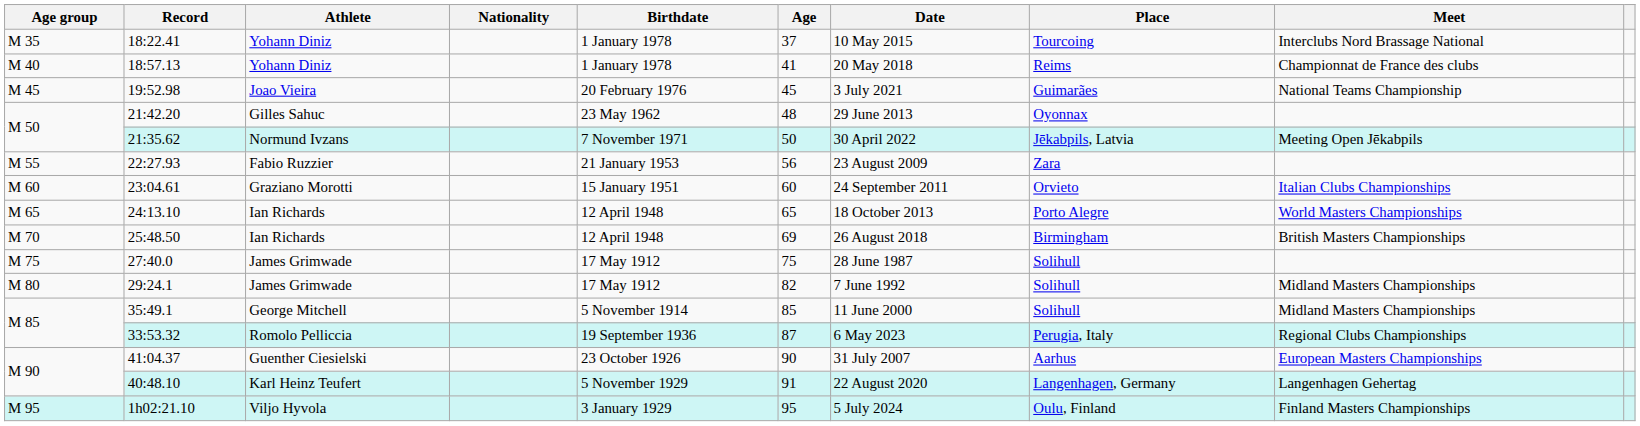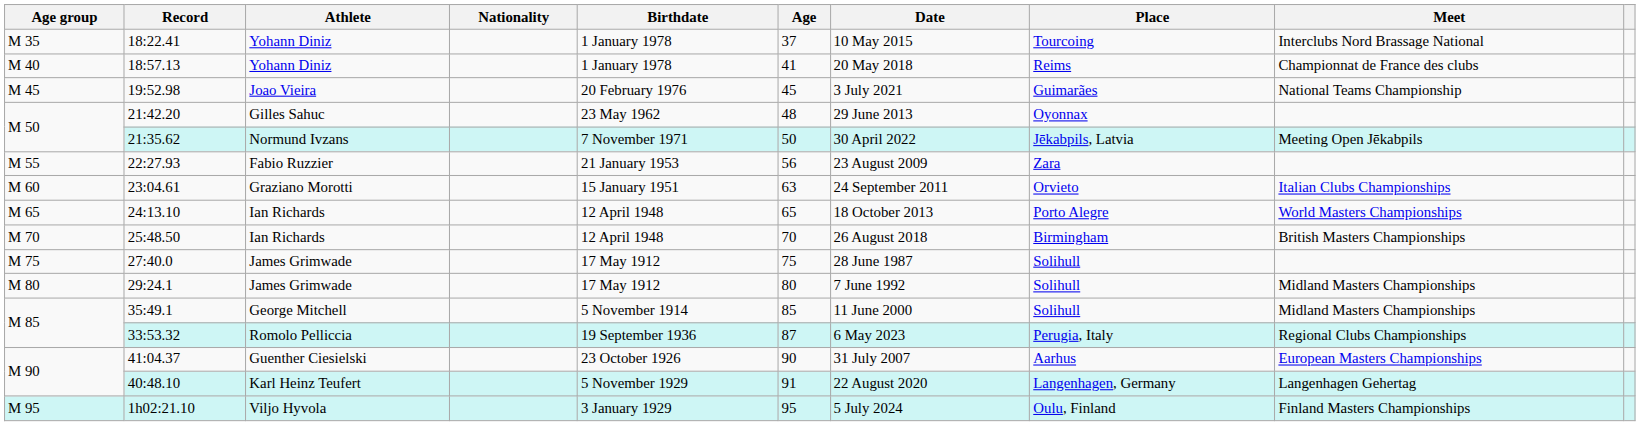(789, 188) 60 -> (789, 188) 63
(789, 237) 69 -> (789, 237) 70
(789, 286) 82 -> (789, 286) 80
